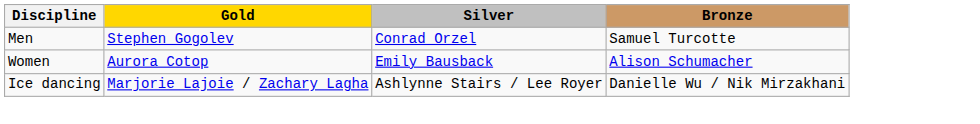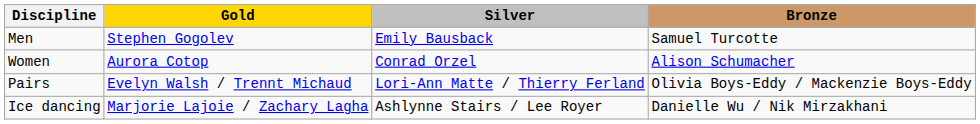(426, 39) Conrad Orzel -> (434, 39) Emily Bausback
(434, 62) Emily Bausback -> (426, 62) Conrad Orzel
+ row: (29, 85)
